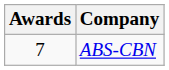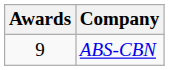(40, 49) 7 -> (40, 49) 9
